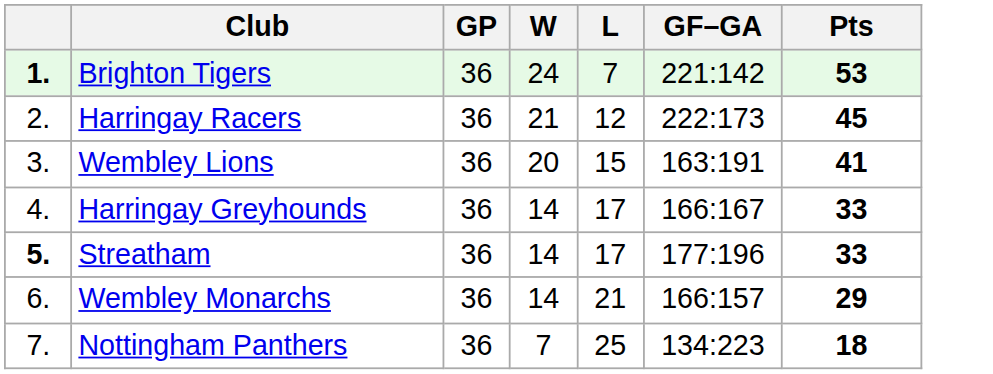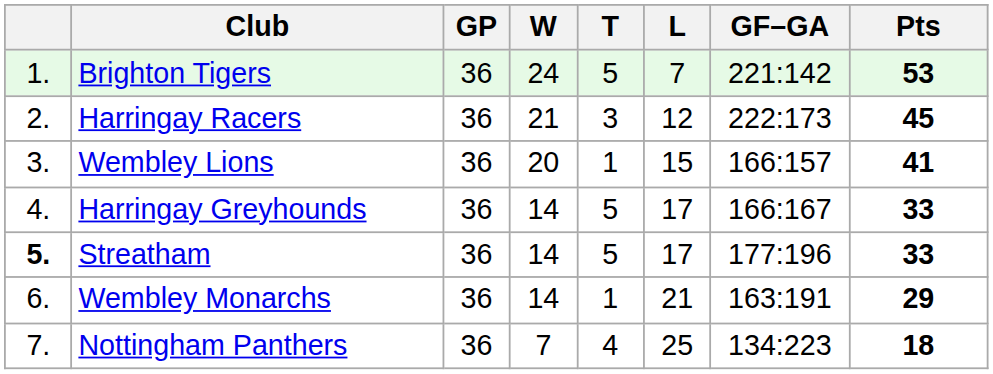+ column: (610, 27)
(38, 72) bold -> (38, 72) normal
(713, 163) 163:191 -> (780, 163) 166:157
(713, 299) 166:157 -> (780, 299) 163:191
